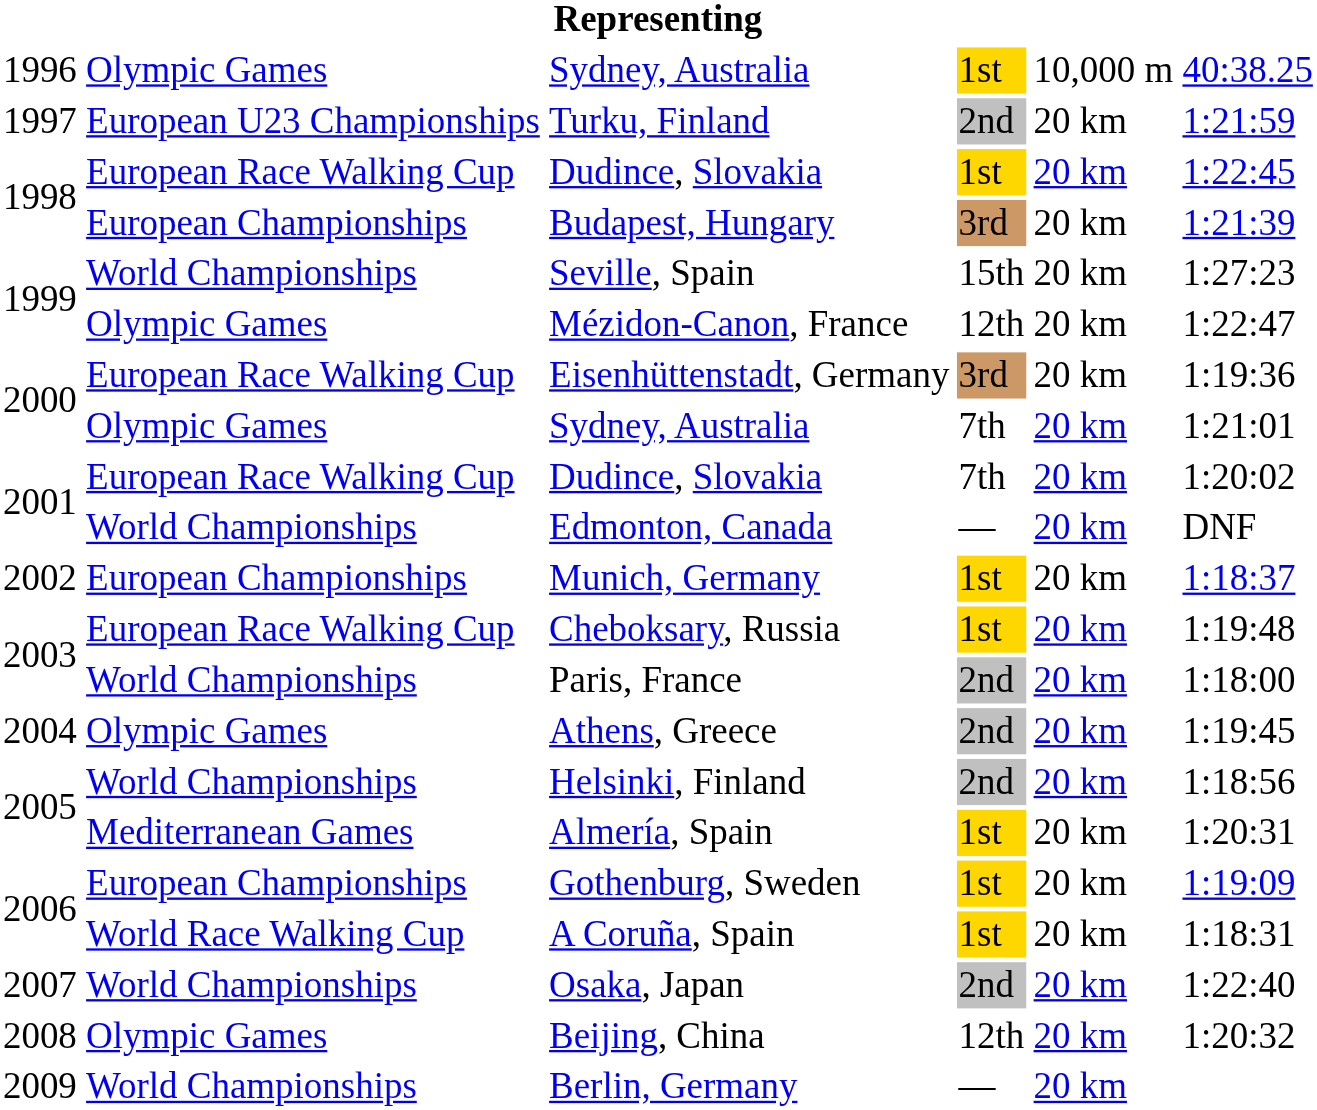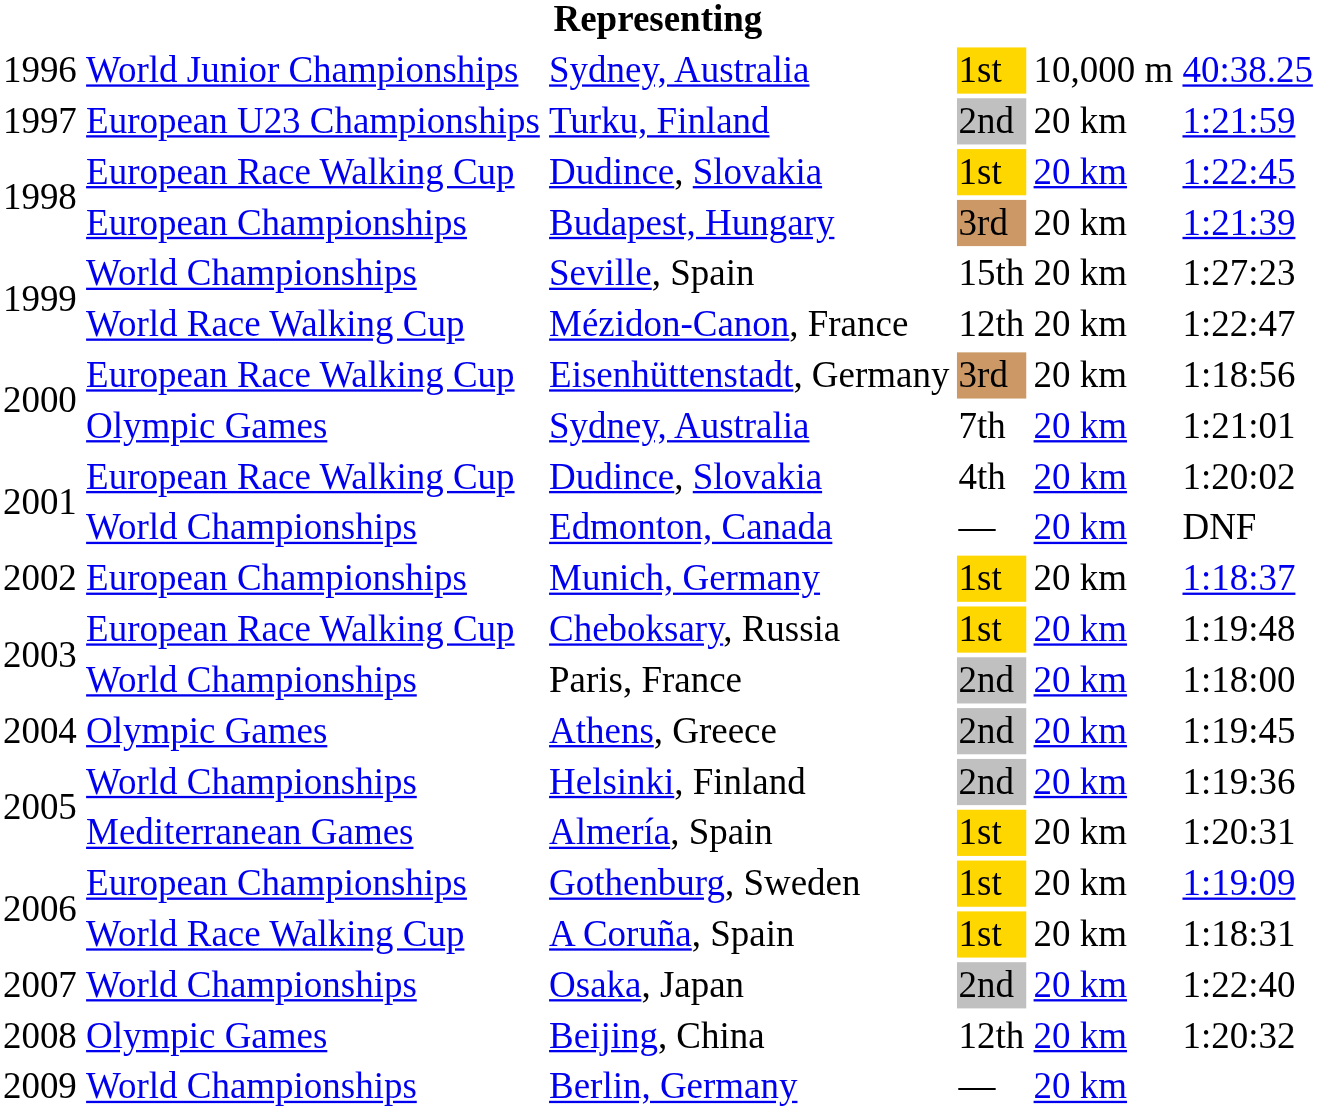(207, 69) Olympic Games -> (302, 69) World Junior Championships
(207, 323) Olympic Games -> (275, 323) World Race Walking Cup
(1239, 374) 1:19:36 -> (1239, 374) 1:18:56
(982, 476) 7th -> (982, 476) 4th
(1239, 781) 1:18:56 -> (1239, 781) 1:19:36
